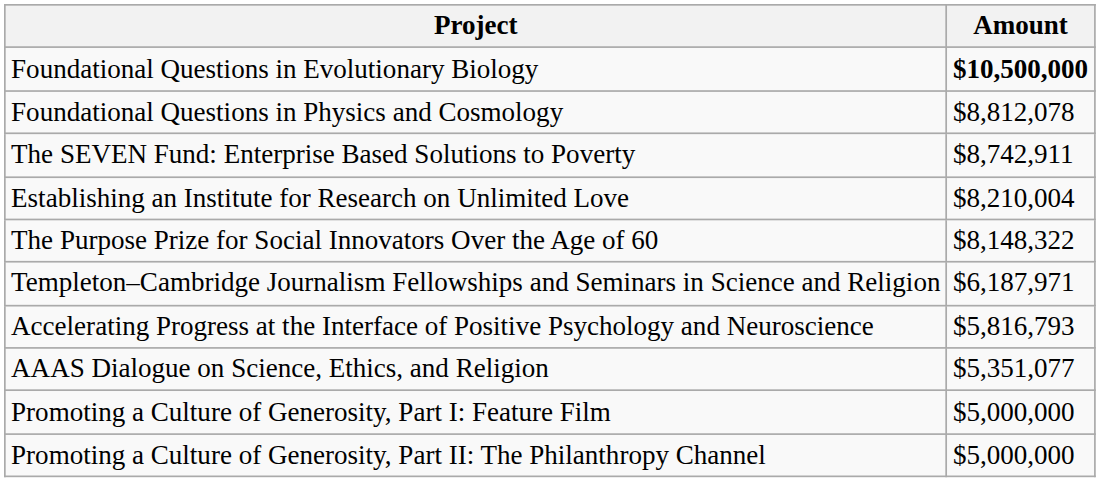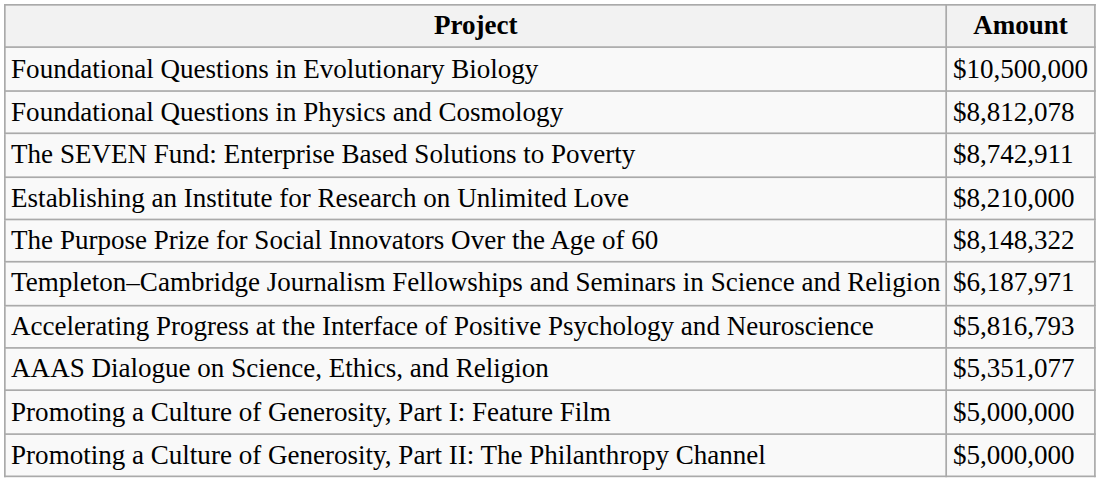(1020, 68) bold -> (1020, 68) normal
(1014, 197) $8,210,004 -> (1014, 197) $8,210,000
